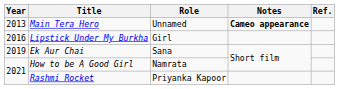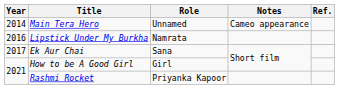(16, 24) 2013 -> (16, 24) 2014
(269, 24) bold -> (269, 24) normal
(162, 38) Girl -> (169, 38) Namrata
(16, 51) 2019 -> (16, 51) 2017
(169, 64) Namrata -> (162, 64) Girl
